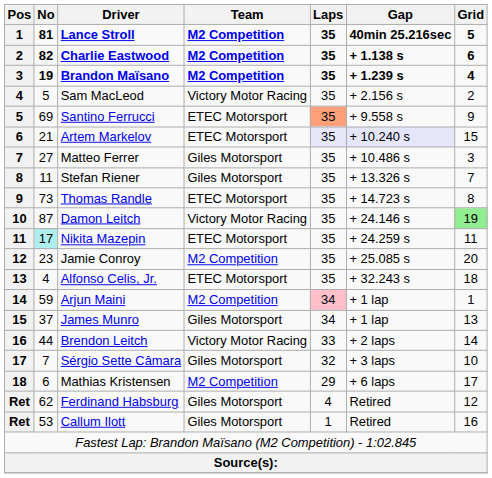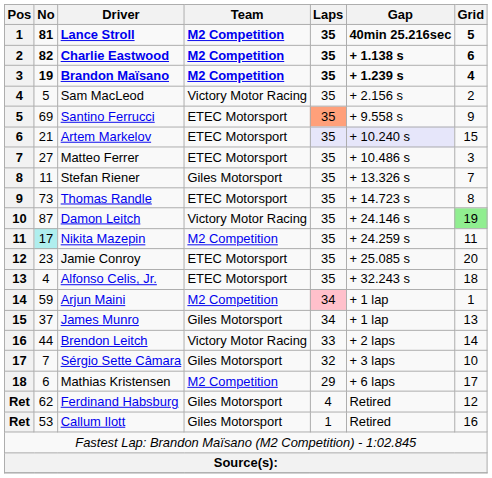(235, 157) Giles Motorsport -> (237, 157) ETEC Motorsport
(237, 238) ETEC Motorsport -> (233, 238) M2 Competition
(233, 259) M2 Competition -> (237, 259) ETEC Motorsport
